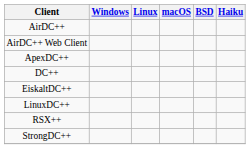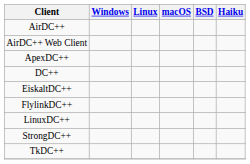+ row: (47, 104)
- row: (47, 120)
+ row: (47, 151)
